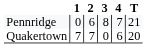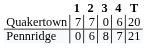rows swapped: (37, 35) <-> (31, 21)
